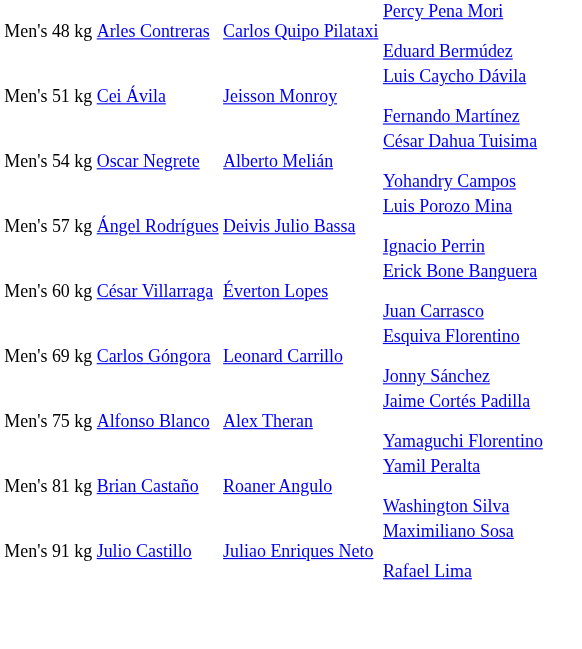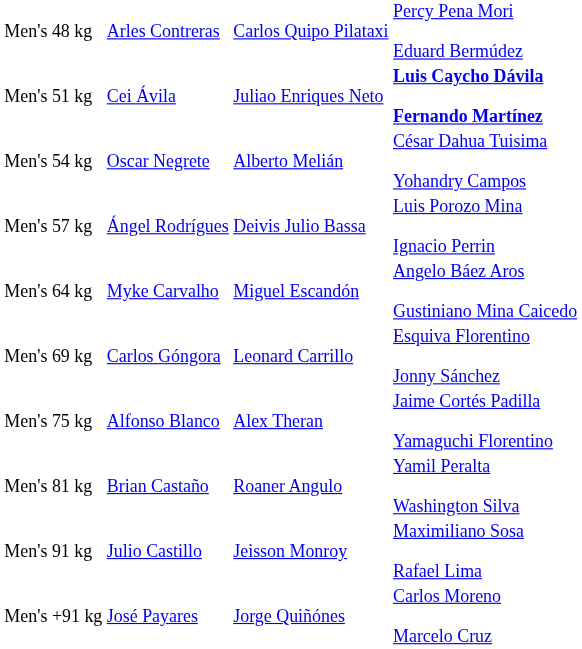(280, 96) Jeisson Monroy -> (308, 96) Juliao Enriques Neto
(455, 96) normal -> (468, 96) bold
- row: (48, 291)
+ row: (48, 291)
(298, 551) Juliao Enriques Neto -> (290, 551) Jeisson Monroy
+ row: (53, 616)
